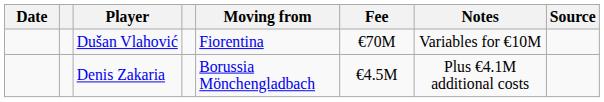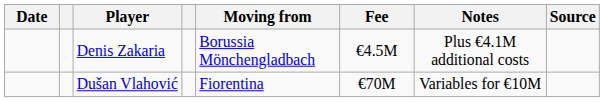rows swapped: (127, 41) <-> (121, 75)
